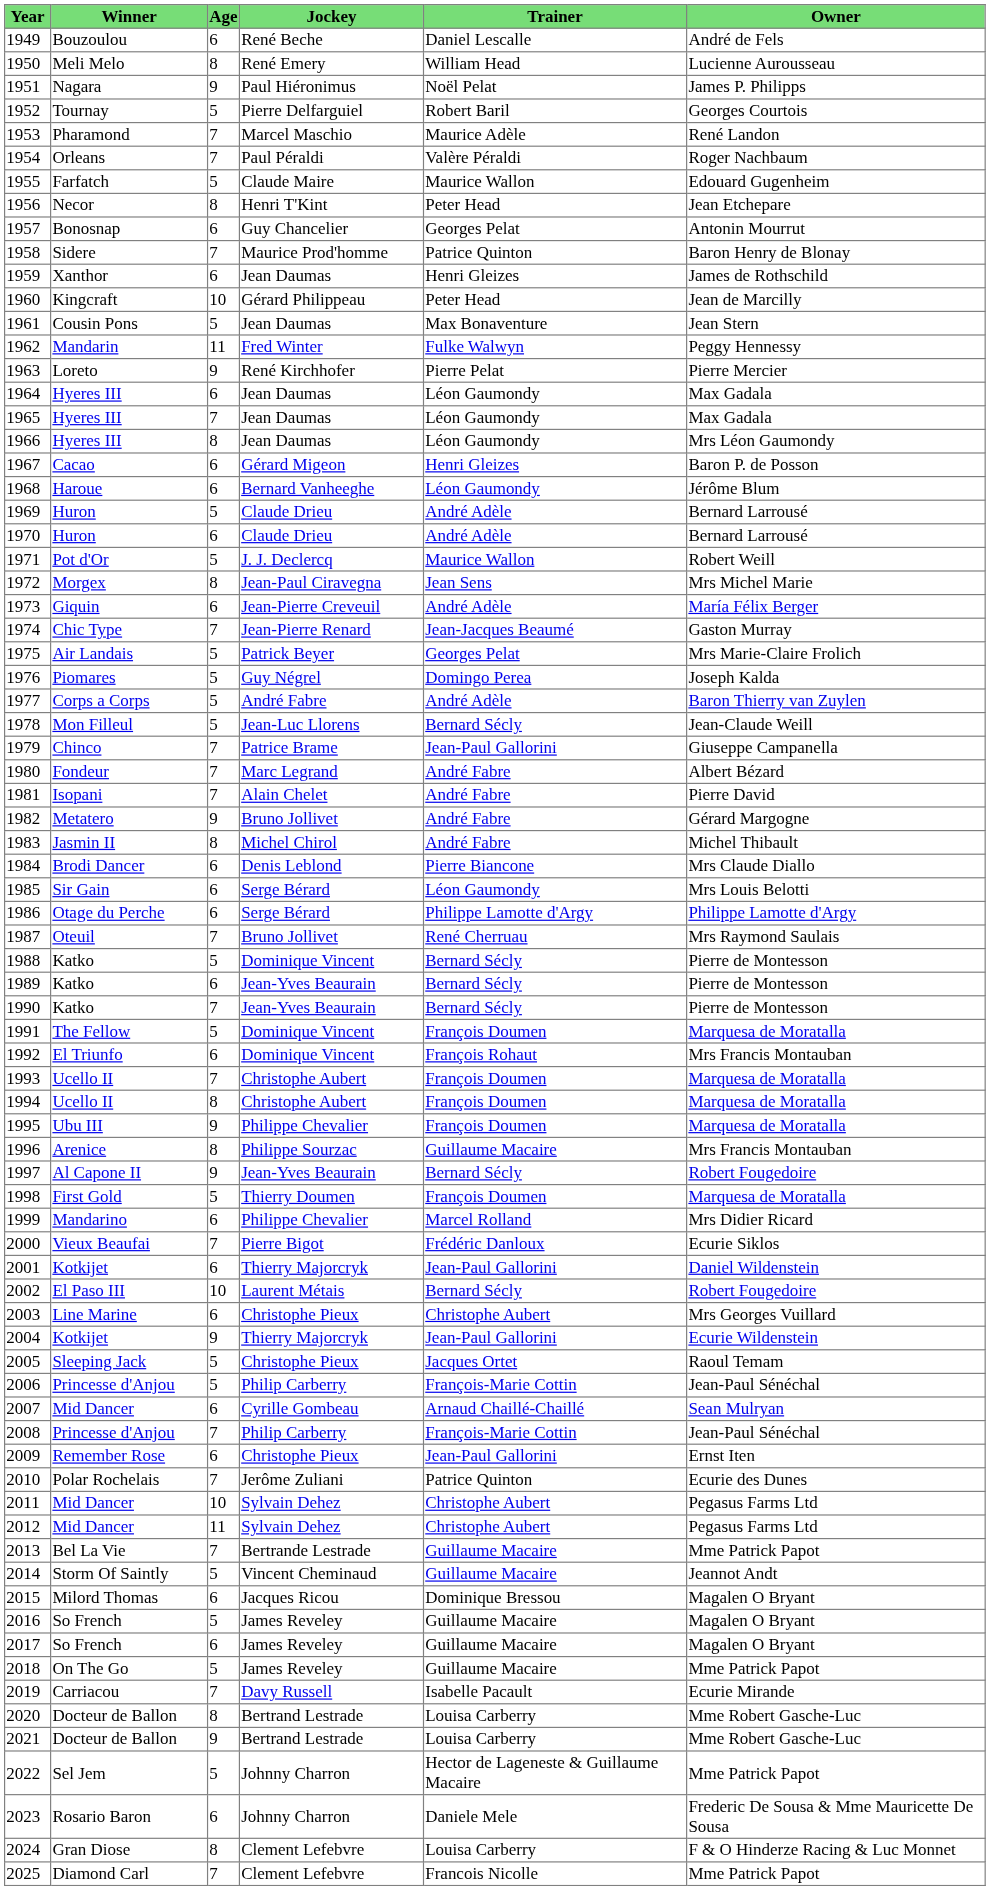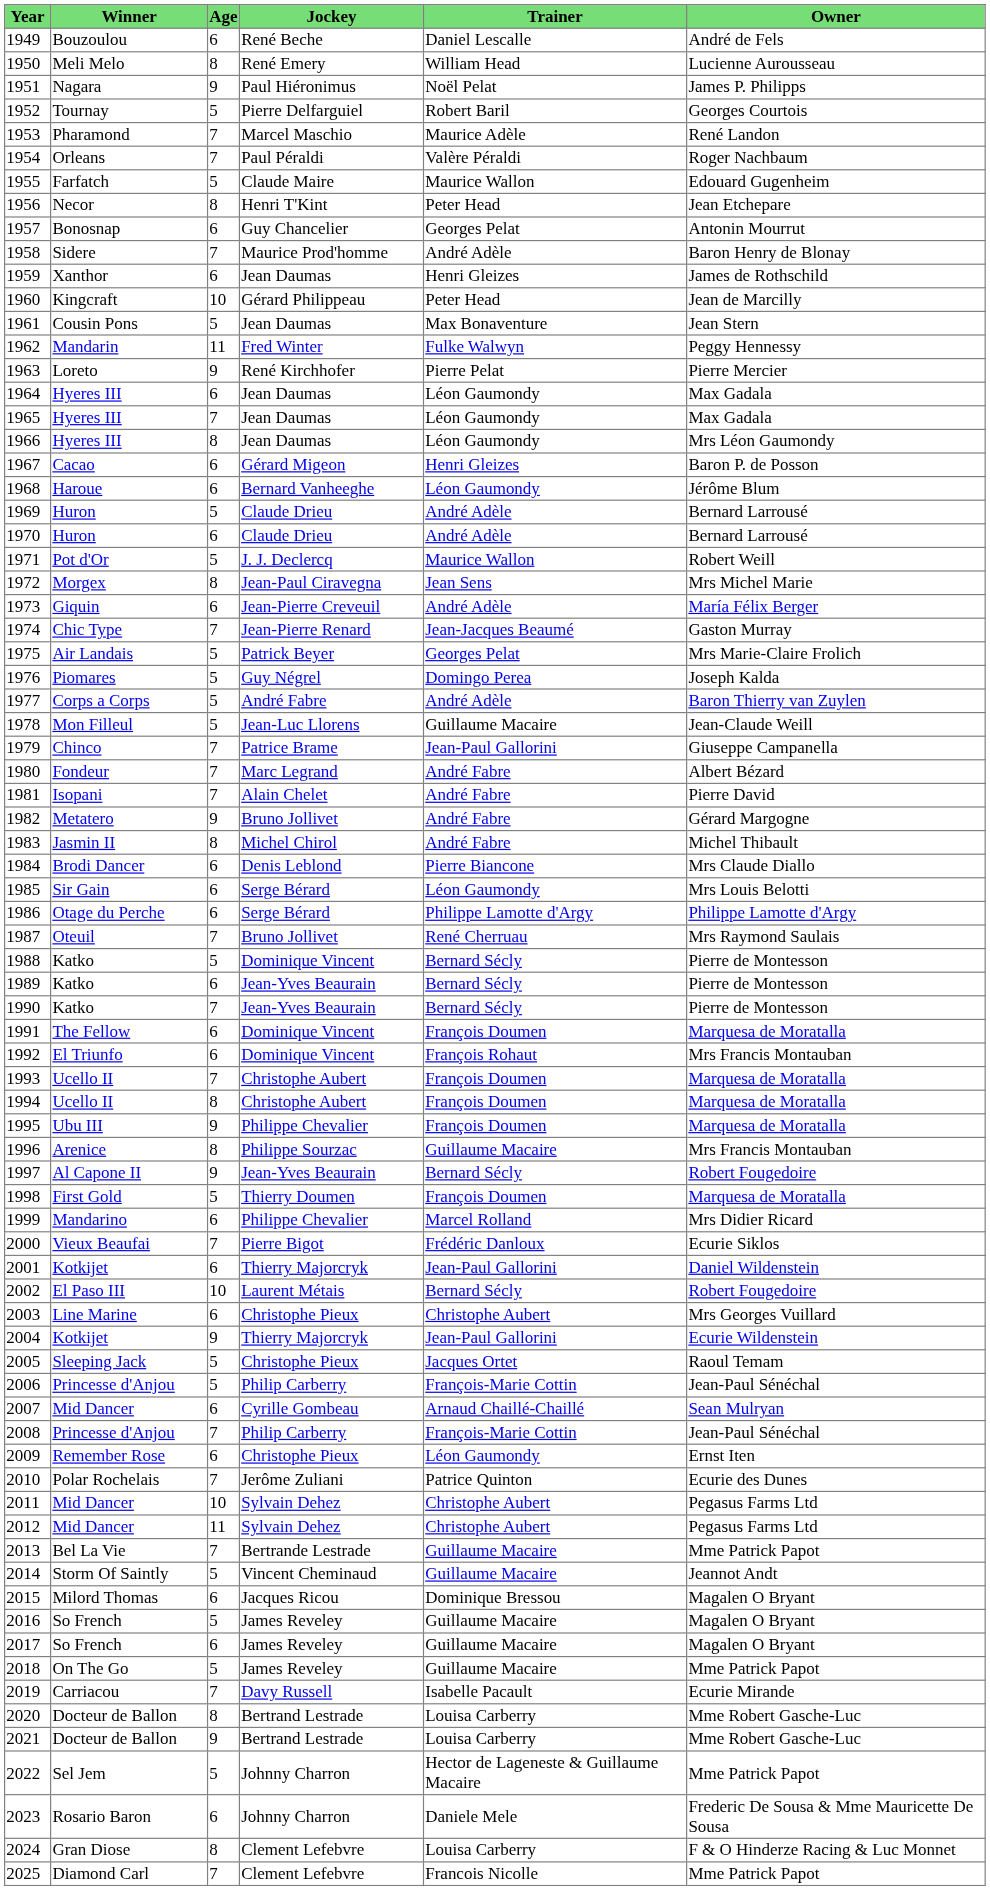(479, 252) Patrice Quinton -> (468, 252) André Adèle
(474, 724) Bernard Sécly -> (491, 724) Guillaume Macaire
(214, 1031) 5 -> (214, 1031) 6
(491, 1455) Jean-Paul Gallorini -> (483, 1455) Léon Gaumondy
